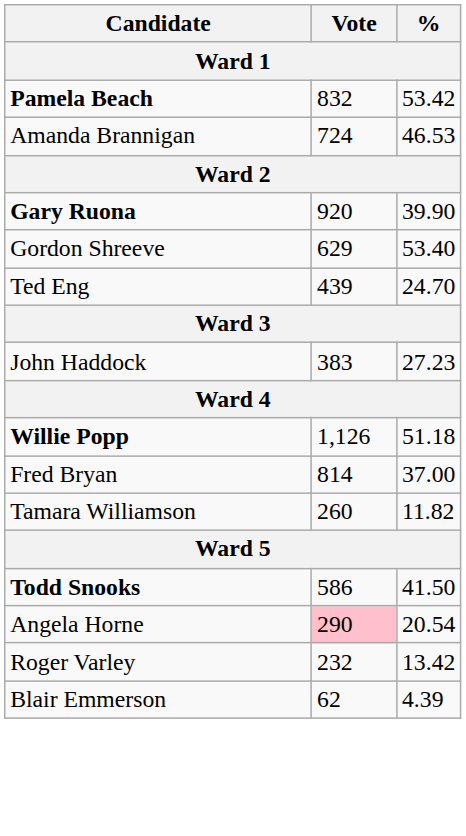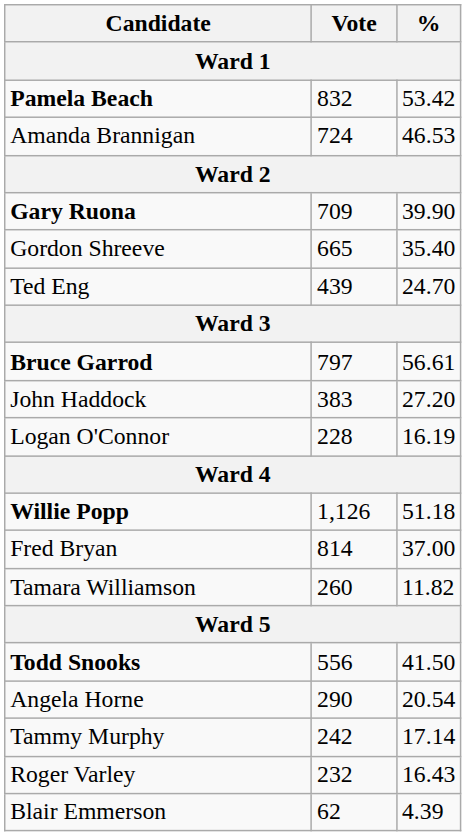(335, 211) 920 -> (335, 211) 709
(335, 248) 629 -> (335, 248) 665
(429, 248) 53.40 -> (429, 248) 35.40
+ row: (81, 361)
(429, 361) 27.23 -> (429, 398) 27.20
+ row: (90, 436)
(335, 586) 586 -> (335, 661) 556
(335, 624) pink background -> (335, 699) no background
+ row: (87, 736)
(429, 661) 13.42 -> (429, 774) 16.43
